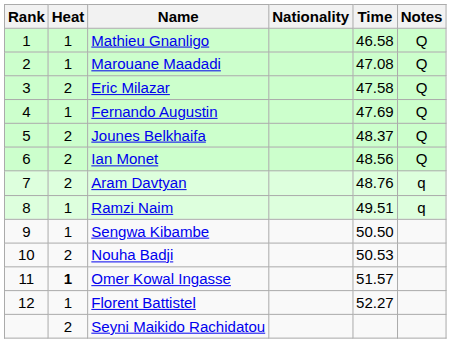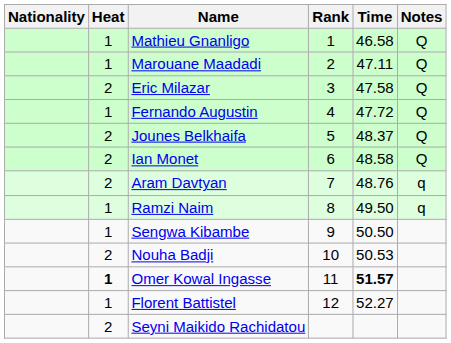columns swapped: (26, 17) <-> (311, 17)
(375, 64) 47.08 -> (375, 64) 47.11
(375, 112) 47.69 -> (375, 112) 47.72
(375, 160) 48.56 -> (375, 160) 48.58
(375, 207) 49.51 -> (375, 207) 49.50
(375, 279) normal -> (375, 279) bold
